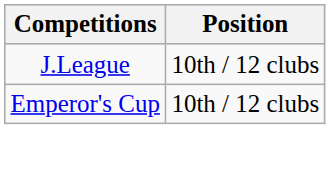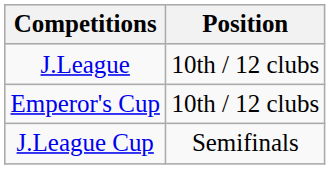+ row: (85, 143)
